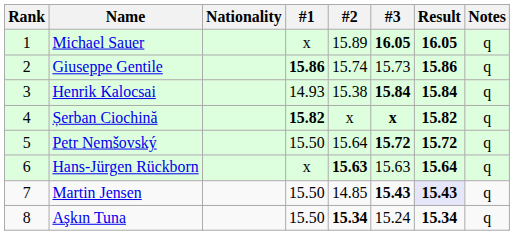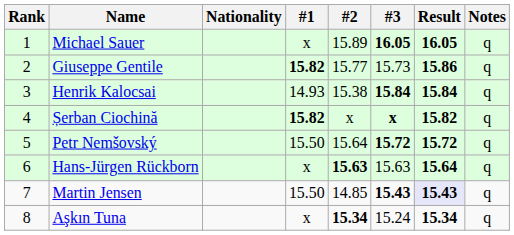(307, 67) 15.86 -> (307, 67) 15.82
(350, 67) 15.74 -> (350, 67) 15.77
(307, 218) 15.50 -> (307, 218) x
